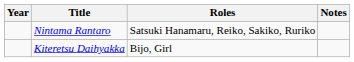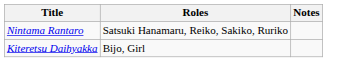- column: (18, 13)
